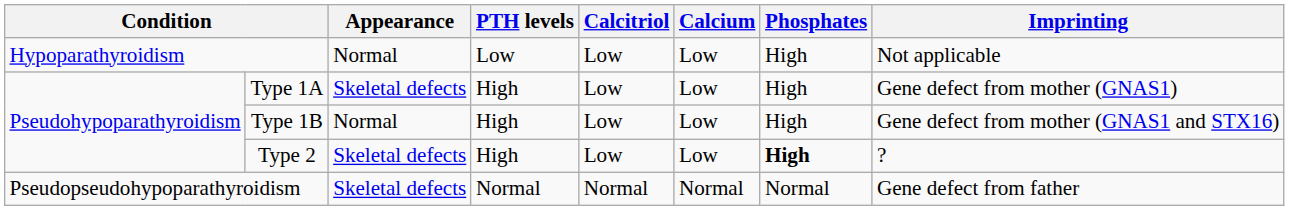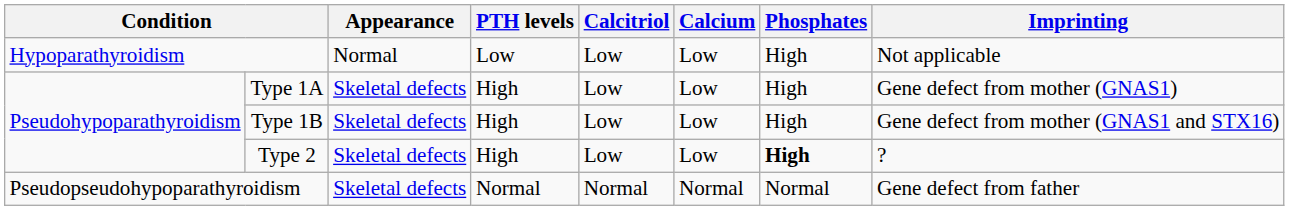(365, 121) Normal -> (400, 121) Skeletal defects
